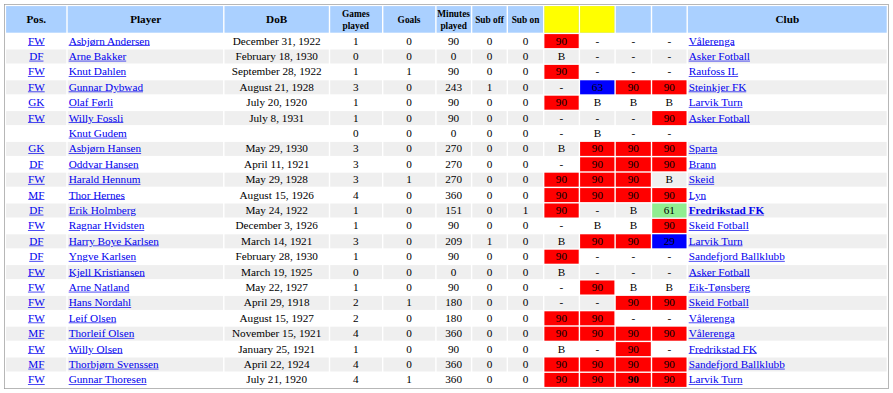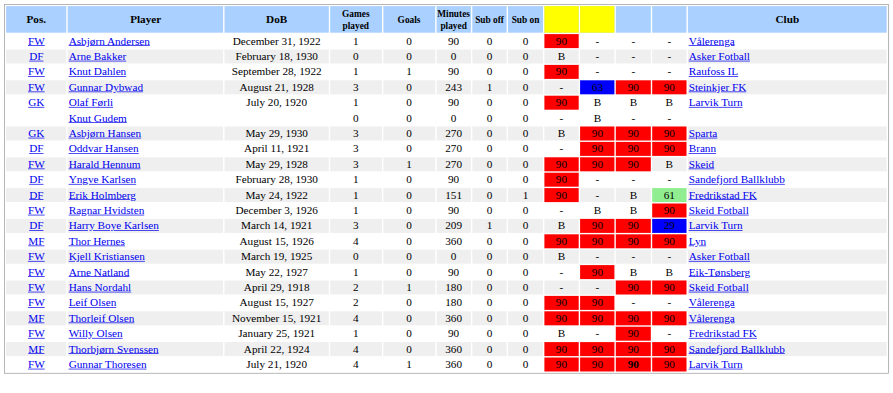- row: (96, 118)
rows swapped: (97, 195) <-> (102, 256)
(726, 210) bold -> (723, 195) normal
